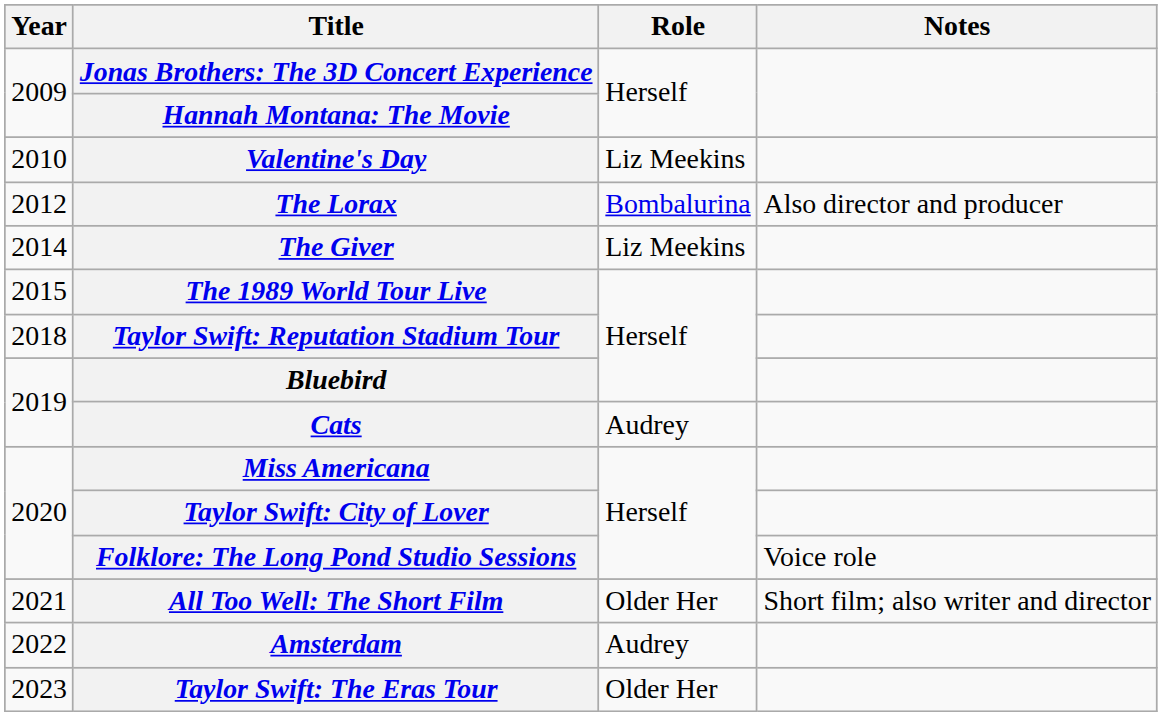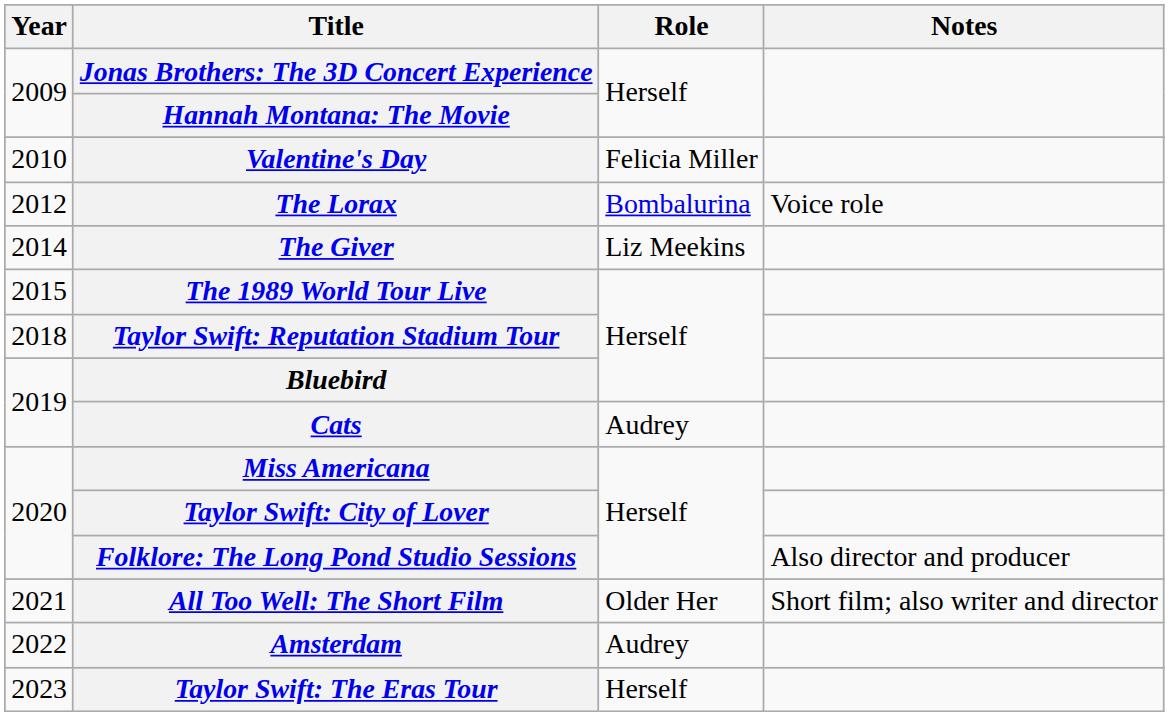(675, 159) Liz Meekins -> (682, 159) Felicia Miller
(913, 203) Also director and producer -> (827, 203) Voice role
(820, 556) Voice role -> (920, 556) Also director and producer
(661, 688) Older Her -> (646, 688) Herself
